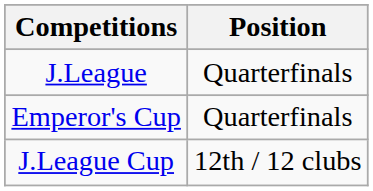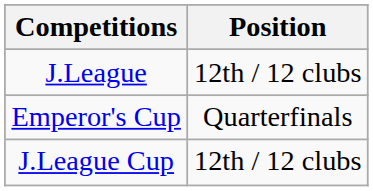(278, 71) Quarterfinals -> (278, 71) 12th / 12 clubs
